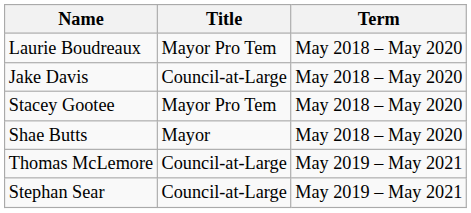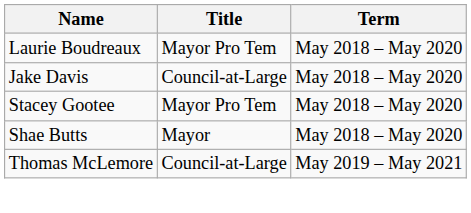- row: (57, 192)
